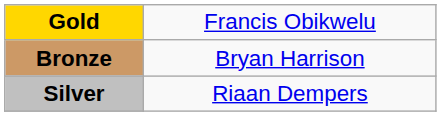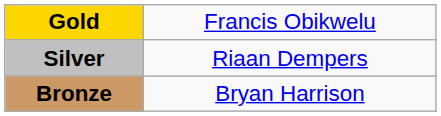rows swapped: (74, 93) <-> (74, 57)
